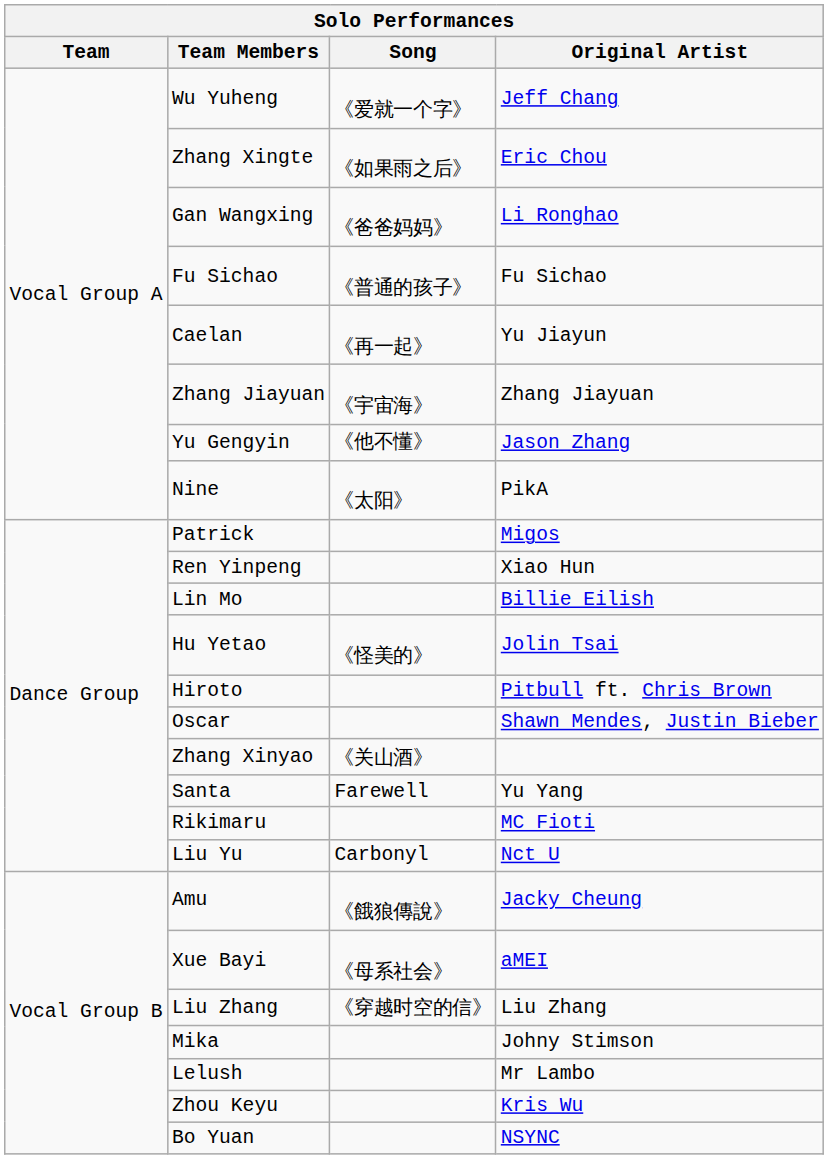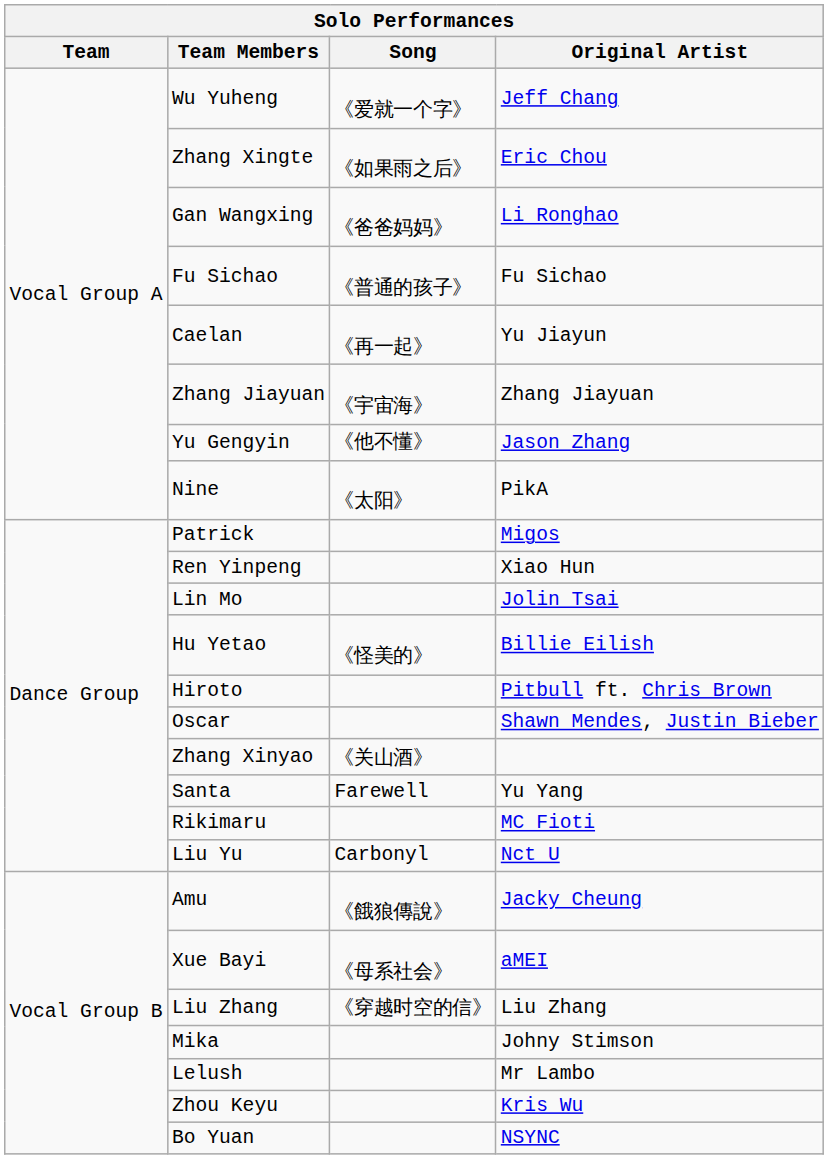(577, 599) Billie Eilish -> (560, 599) Jolin Tsai
(560, 645) Jolin Tsai -> (577, 645) Billie Eilish
